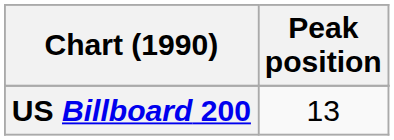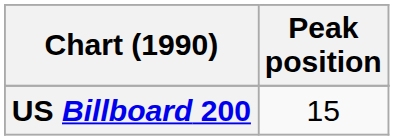(323, 109) 13 -> (323, 109) 15
